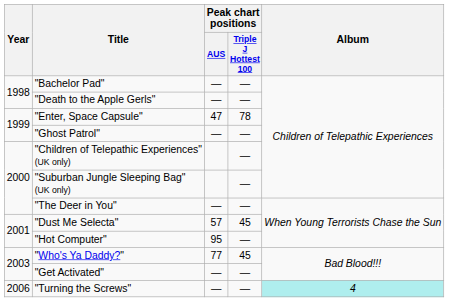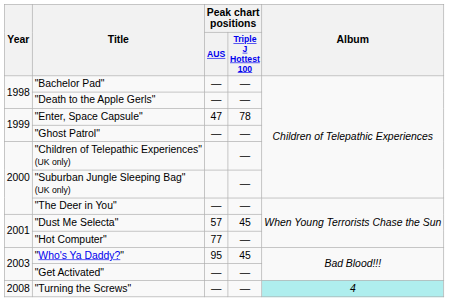(216, 239) 95 -> (216, 239) 77
(216, 255) 77 -> (216, 255) 95
(18, 288) 2006 -> (18, 288) 2008
